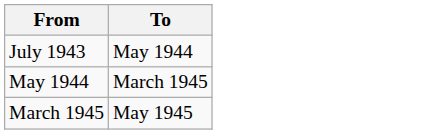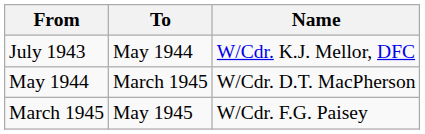+ column: (316, 19)
